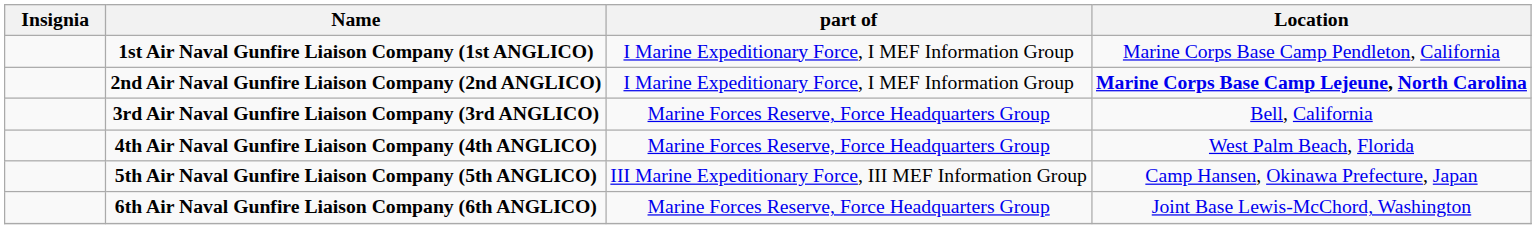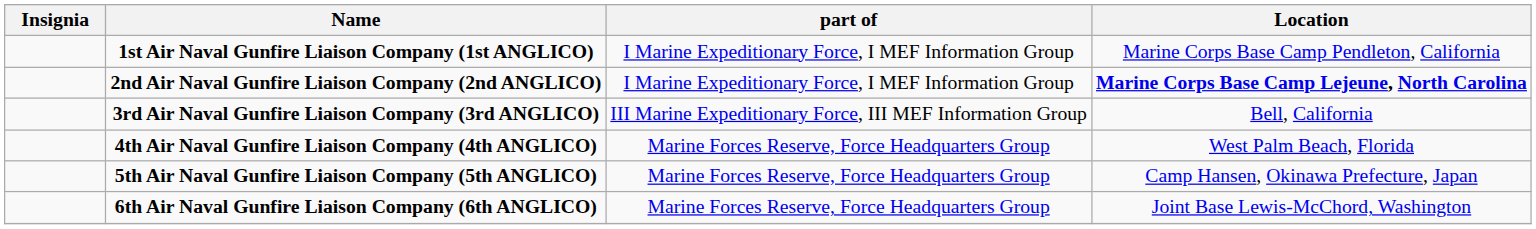(849, 113) Marine Forces Reserve, Force Headquarters Group -> (849, 113) III Marine Expeditionary Force, III MEF Information Group
(849, 176) III Marine Expeditionary Force, III MEF Information Group -> (849, 176) Marine Forces Reserve, Force Headquarters Group
